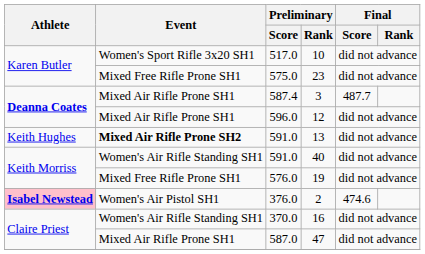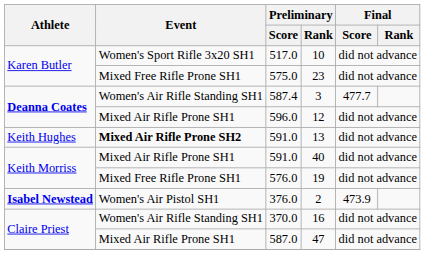(167, 96) Mixed Air Rifle Prone SH1 -> (181, 96) Women's Air Rifle Standing SH1
(357, 96) 487.7 -> (357, 96) 477.7
(181, 158) Women's Air Rifle Standing SH1 -> (167, 158) Mixed Air Rifle Prone SH1
(50, 198) pink background -> (50, 198) no background
(357, 198) 474.6 -> (357, 198) 473.9
